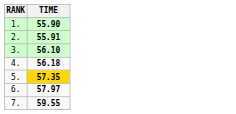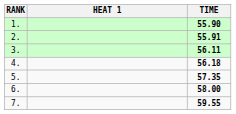+ column: (107, 11)
(48, 50) 56.10 -> (209, 50) 56.11
(48, 76) gold background -> (209, 76) no background
(48, 90) 57.97 -> (209, 90) 58.00
